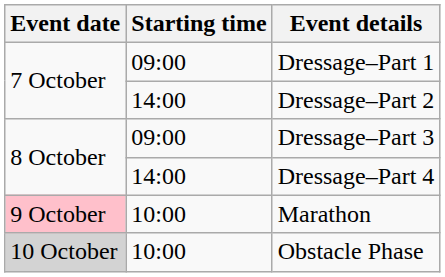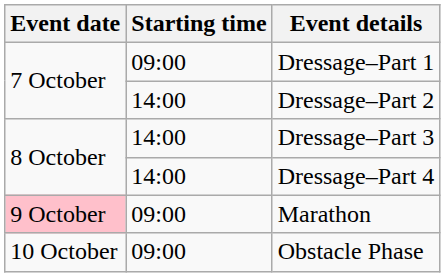(159, 137) 09:00 -> (159, 137) 14:00
(159, 213) 10:00 -> (159, 213) 09:00
(64, 251) lightgrey background -> (64, 251) no background
(159, 251) 10:00 -> (159, 251) 09:00
